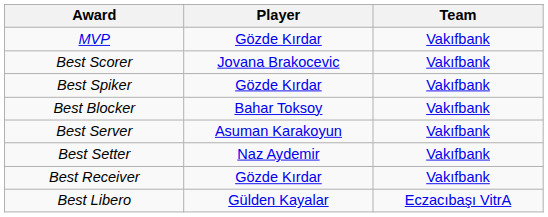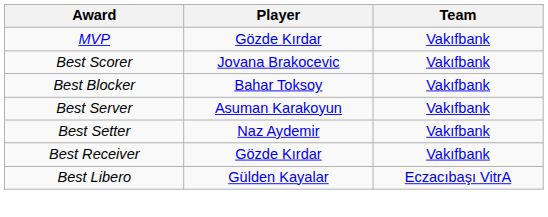- row: (94, 85)
